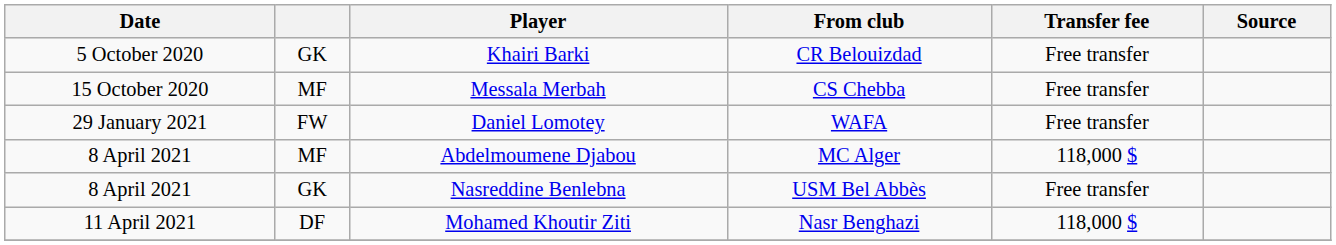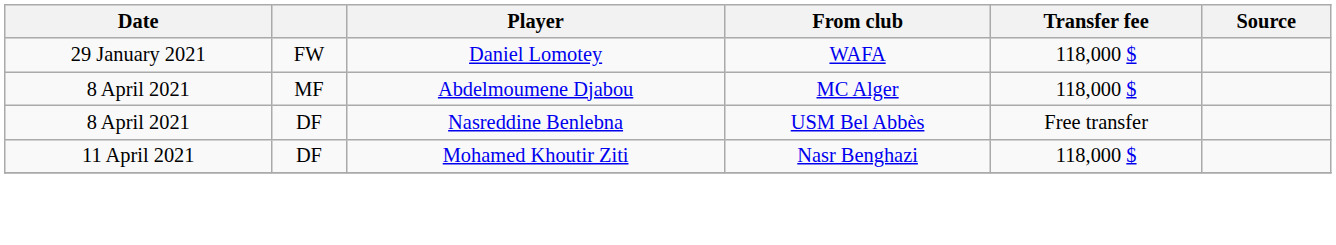- row: (538, 54)
- row: (538, 88)
(1097, 121) Free transfer -> (1096, 54) 118,000 $
(312, 189) GK -> (309, 121) DF
